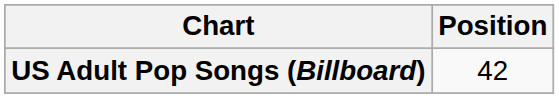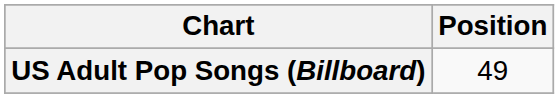(493, 70) 42 -> (493, 70) 49
